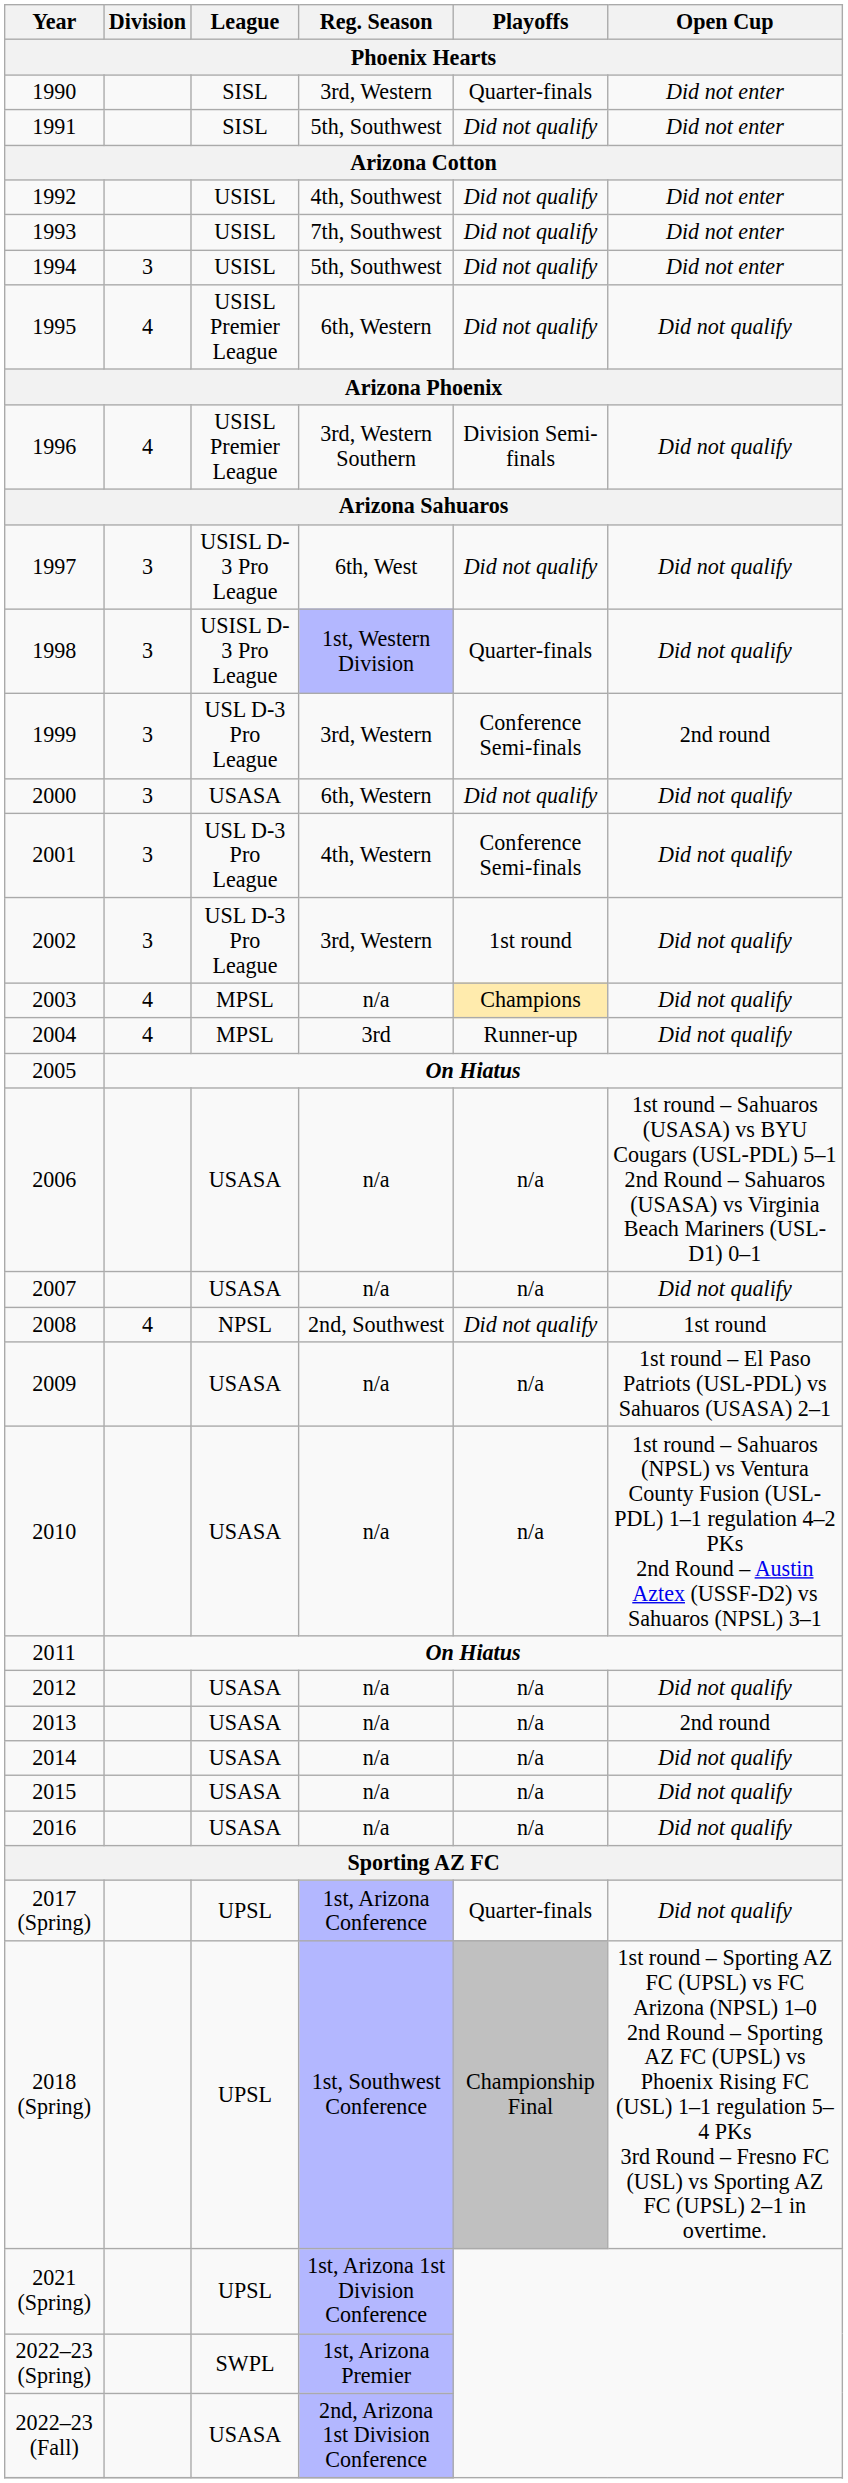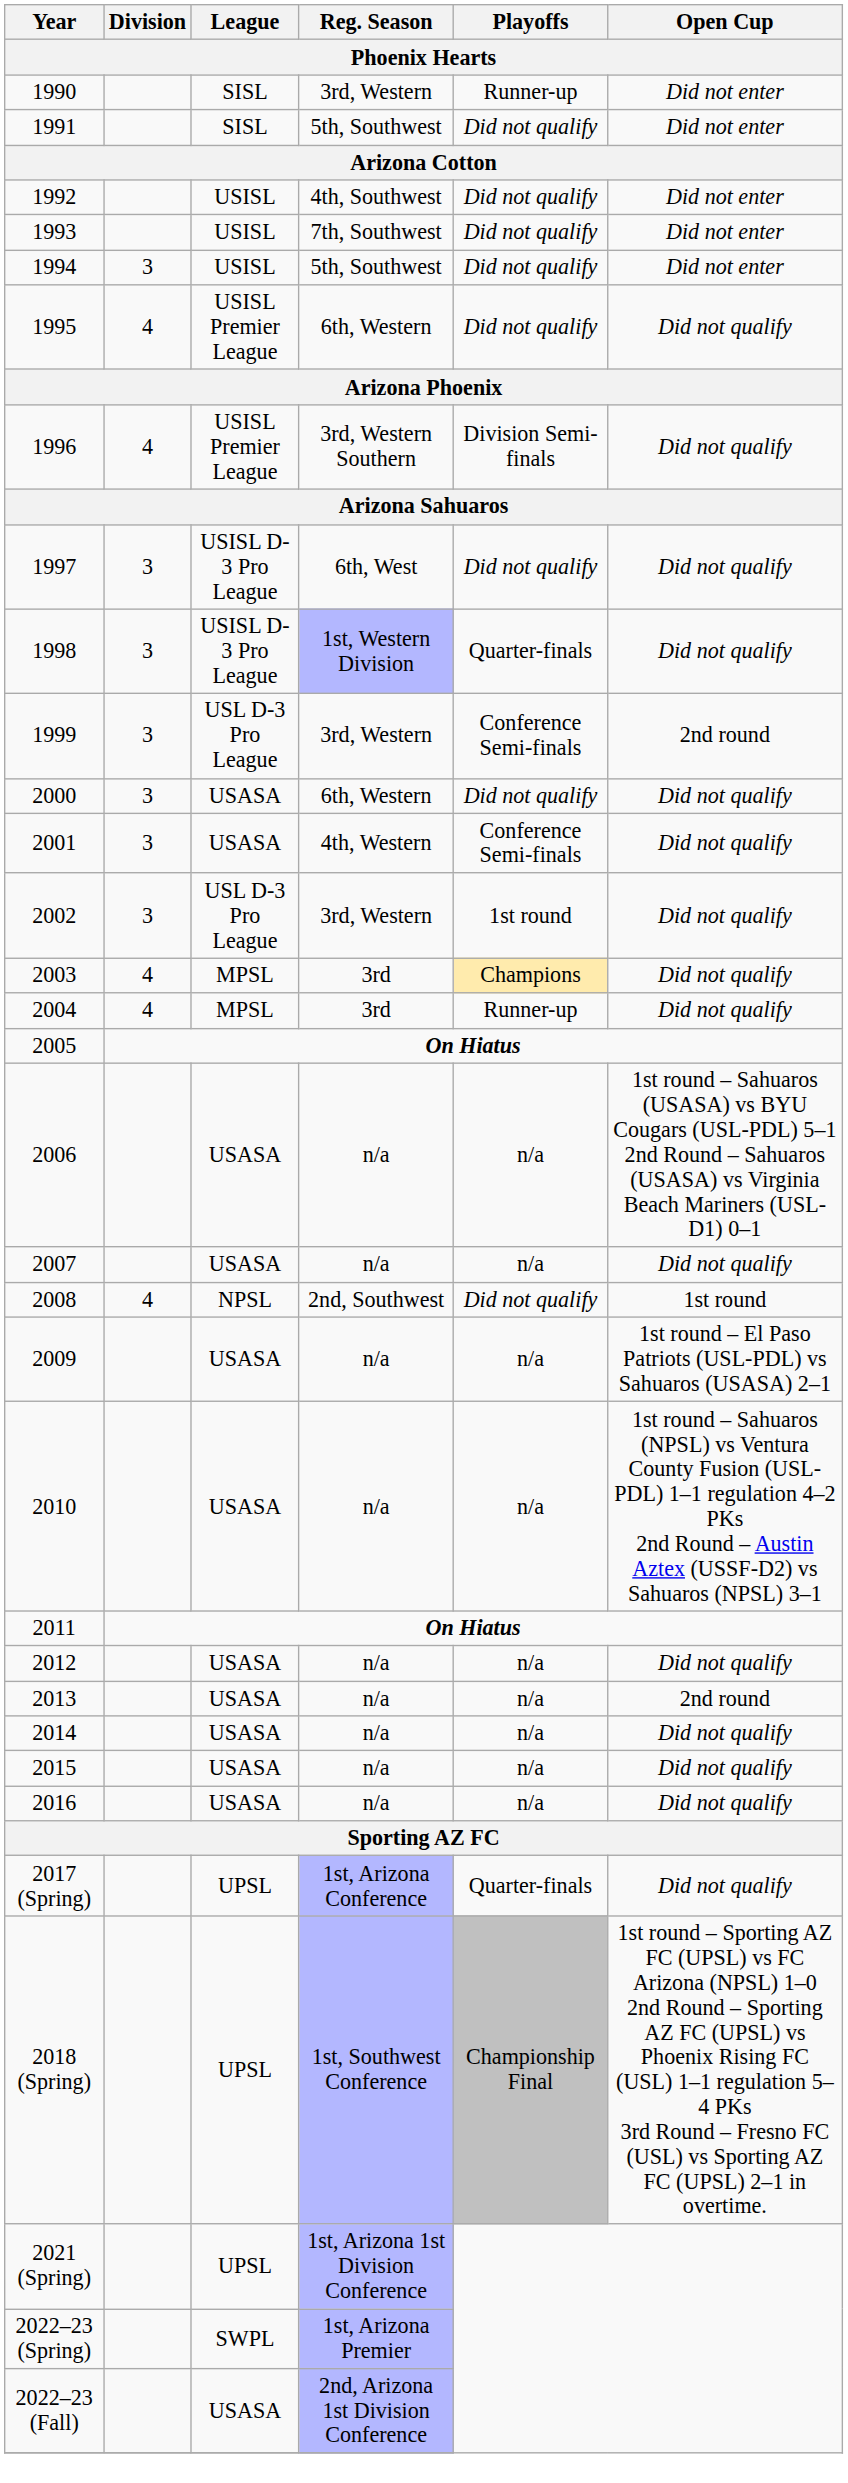(530, 92) Quarter-finals -> (530, 92) Runner-up
(245, 855) USL D-3 Pro League -> (245, 843) USASA
(376, 1000) n/a -> (376, 975) 3rd
